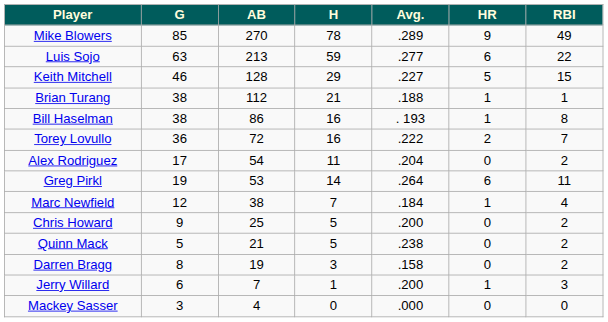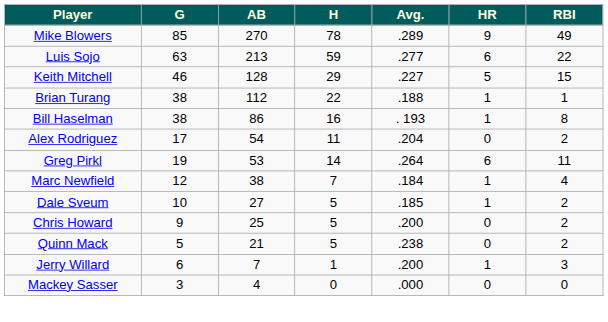(333, 98) 21 -> (333, 98) 22
- row: (73, 139)
+ row: (73, 202)
- row: (73, 264)
